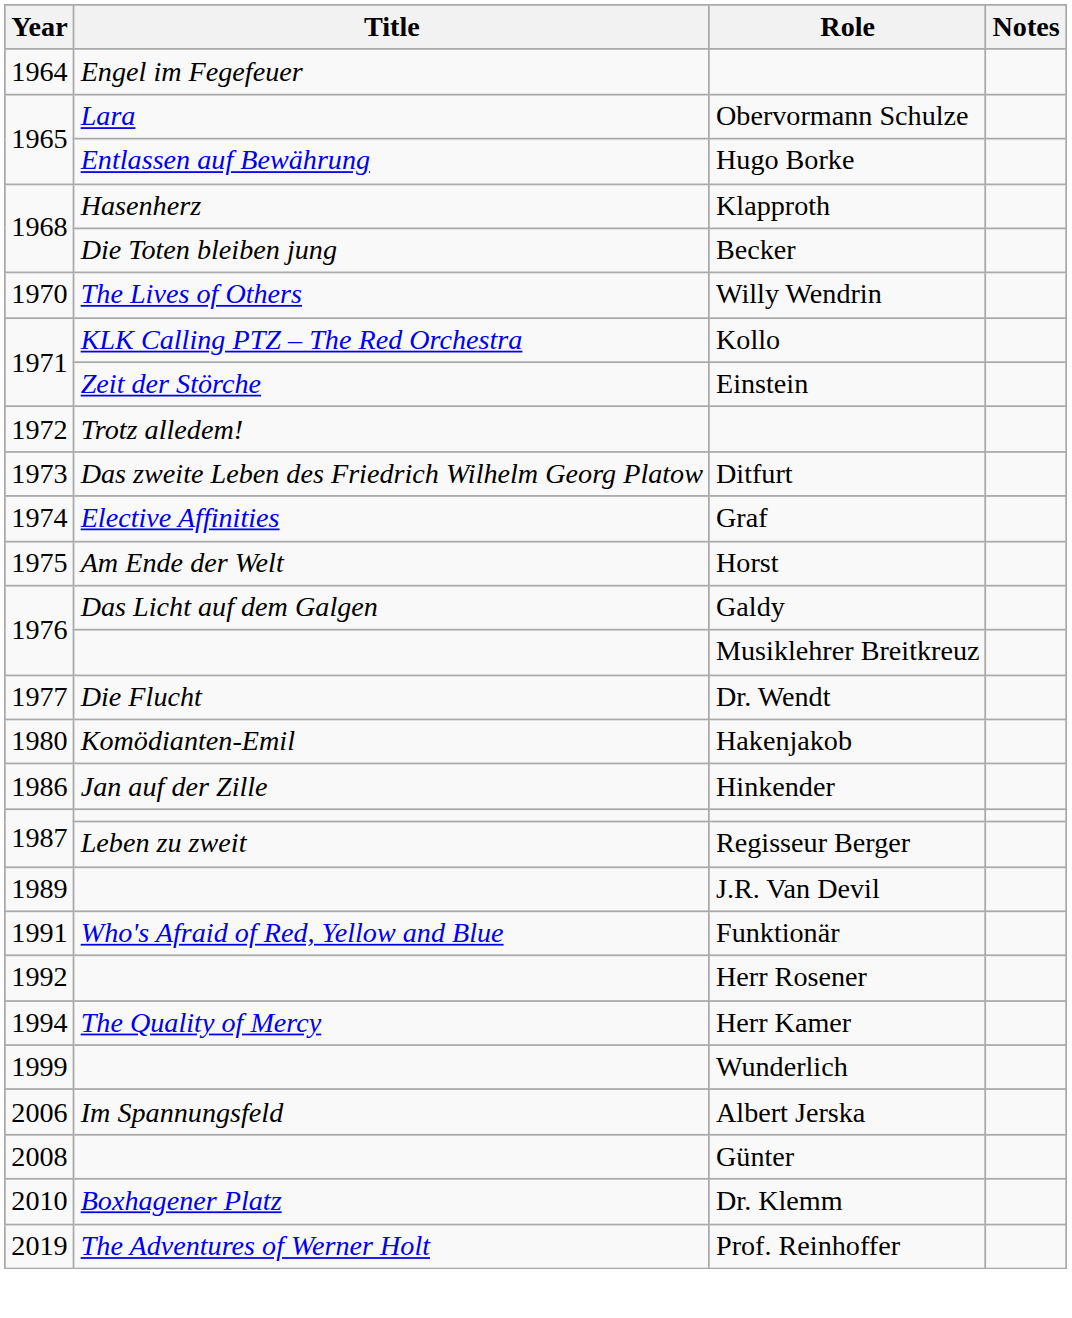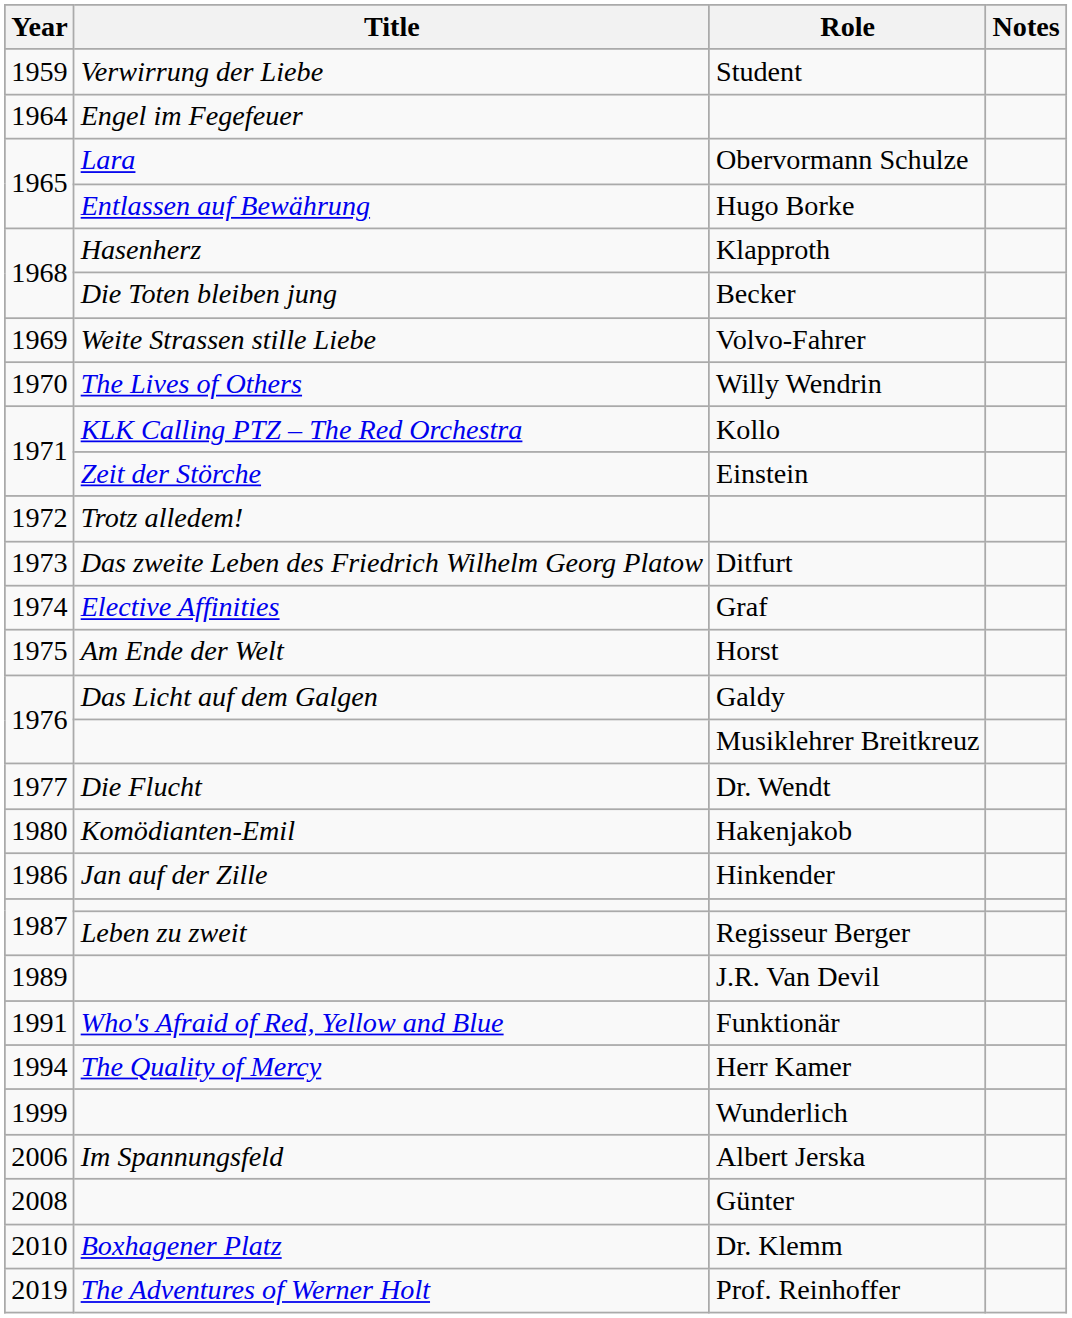+ row: (40, 71)
+ row: (40, 339)
- row: (40, 977)
